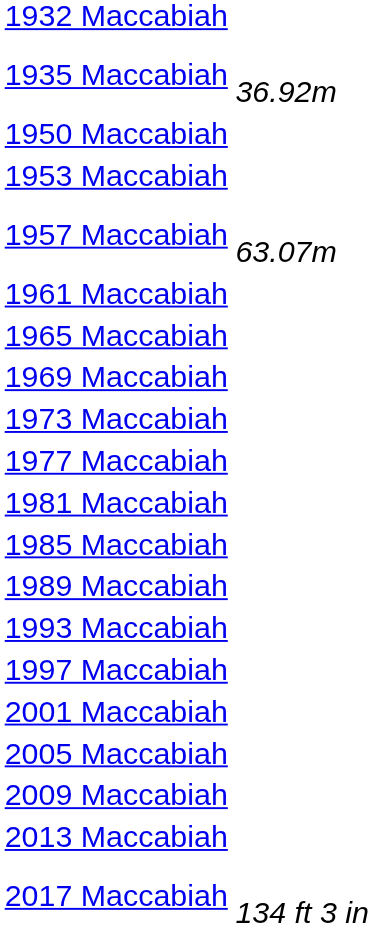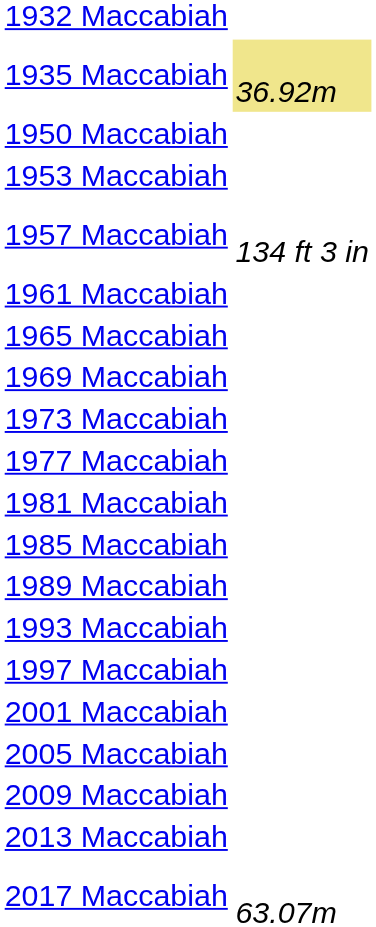(286, 92) no background -> (286, 92) khaki background
(286, 251) 63.07m -> (302, 251) 134 ft 3 in
(302, 913) 134 ft 3 in -> (286, 913) 63.07m
